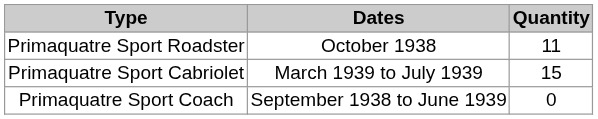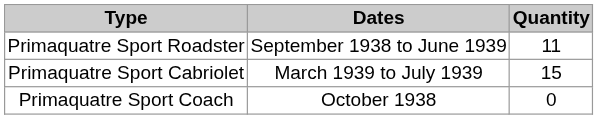(379, 45) October 1938 -> (379, 45) September 1938 to June 1939
(379, 100) September 1938 to June 1939 -> (379, 100) October 1938
